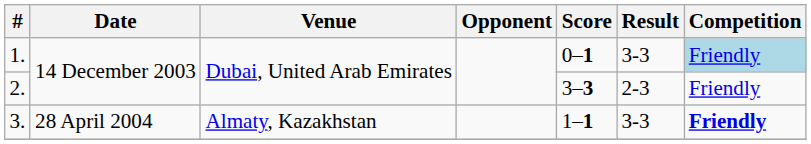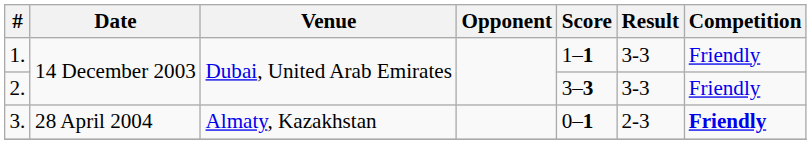(578, 54) 0–1 -> (578, 54) 1–1
(725, 54) lightblue background -> (725, 54) no background
(636, 88) 2-3 -> (636, 88) 3-3
(578, 121) 1–1 -> (578, 121) 0–1
(636, 121) 3-3 -> (636, 121) 2-3
